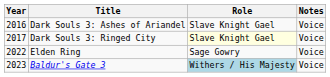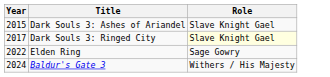- column: (311, 11)
(16, 25) 2016 -> (16, 25) 2015
(16, 65) 2023 -> (16, 65) 2024
(242, 65) lightblue background -> (242, 65) no background
